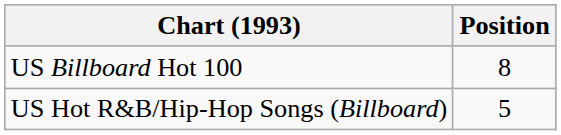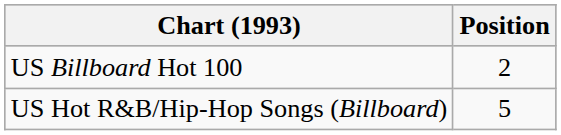(505, 66) 8 -> (505, 66) 2
